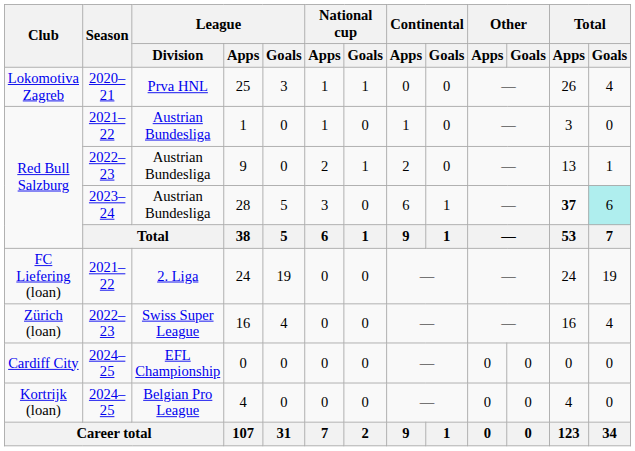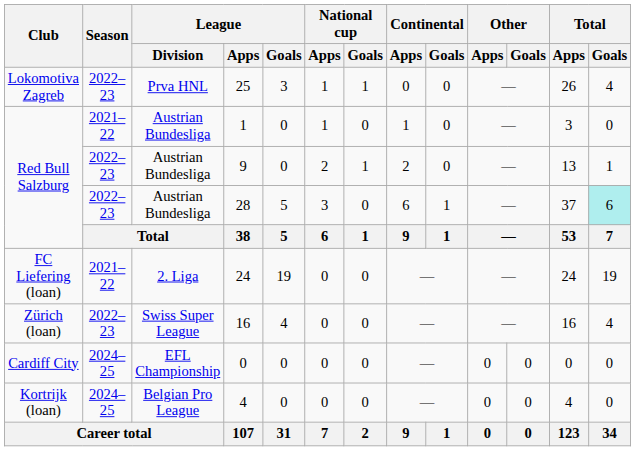(107, 86) 2020–21 -> (107, 86) 2022–23
(107, 205) 2023–24 -> (107, 205) 2022–23
(569, 205) bold -> (569, 205) normal
